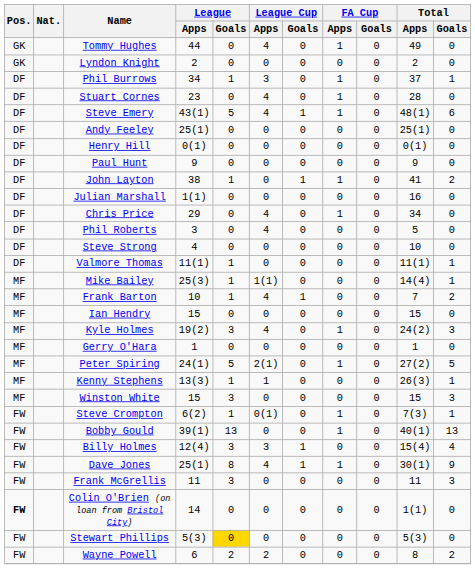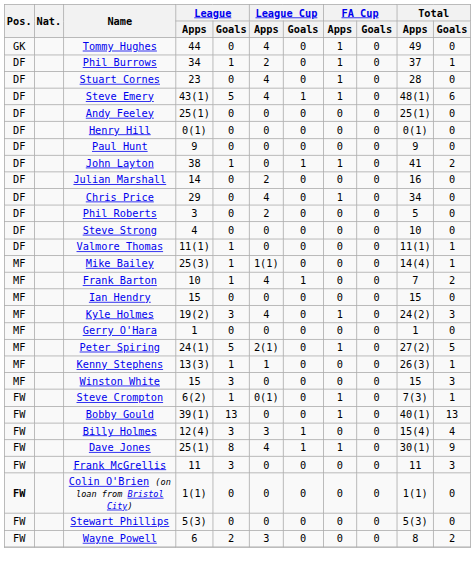- row: (120, 63)
(266, 80) 3 -> (266, 63) 2
(194, 197) 1(1) -> (194, 180) 14
(266, 197) 0 -> (266, 180) 2
(266, 230) 4 -> (266, 214) 2
(194, 510) 14 -> (194, 493) 1(1)
(231, 539) gold background -> (231, 522) no background
(266, 555) 2 -> (266, 539) 3
